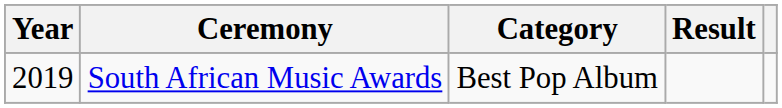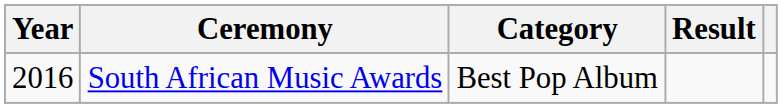(43, 77) 2019 -> (43, 77) 2016
